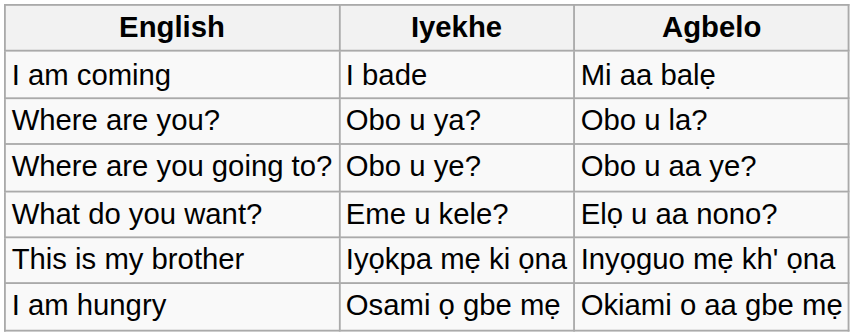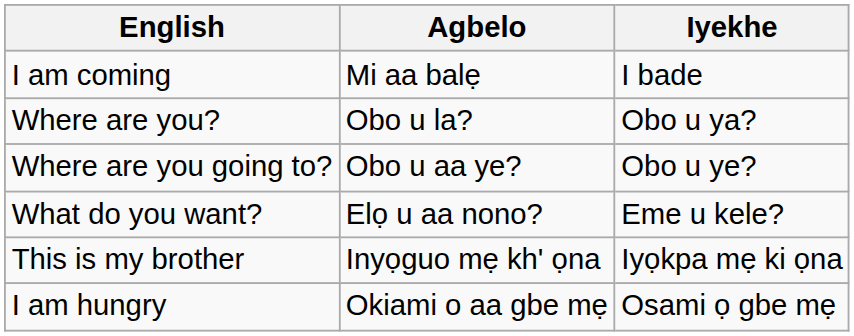columns swapped: (456, 27) <-> (712, 27)
